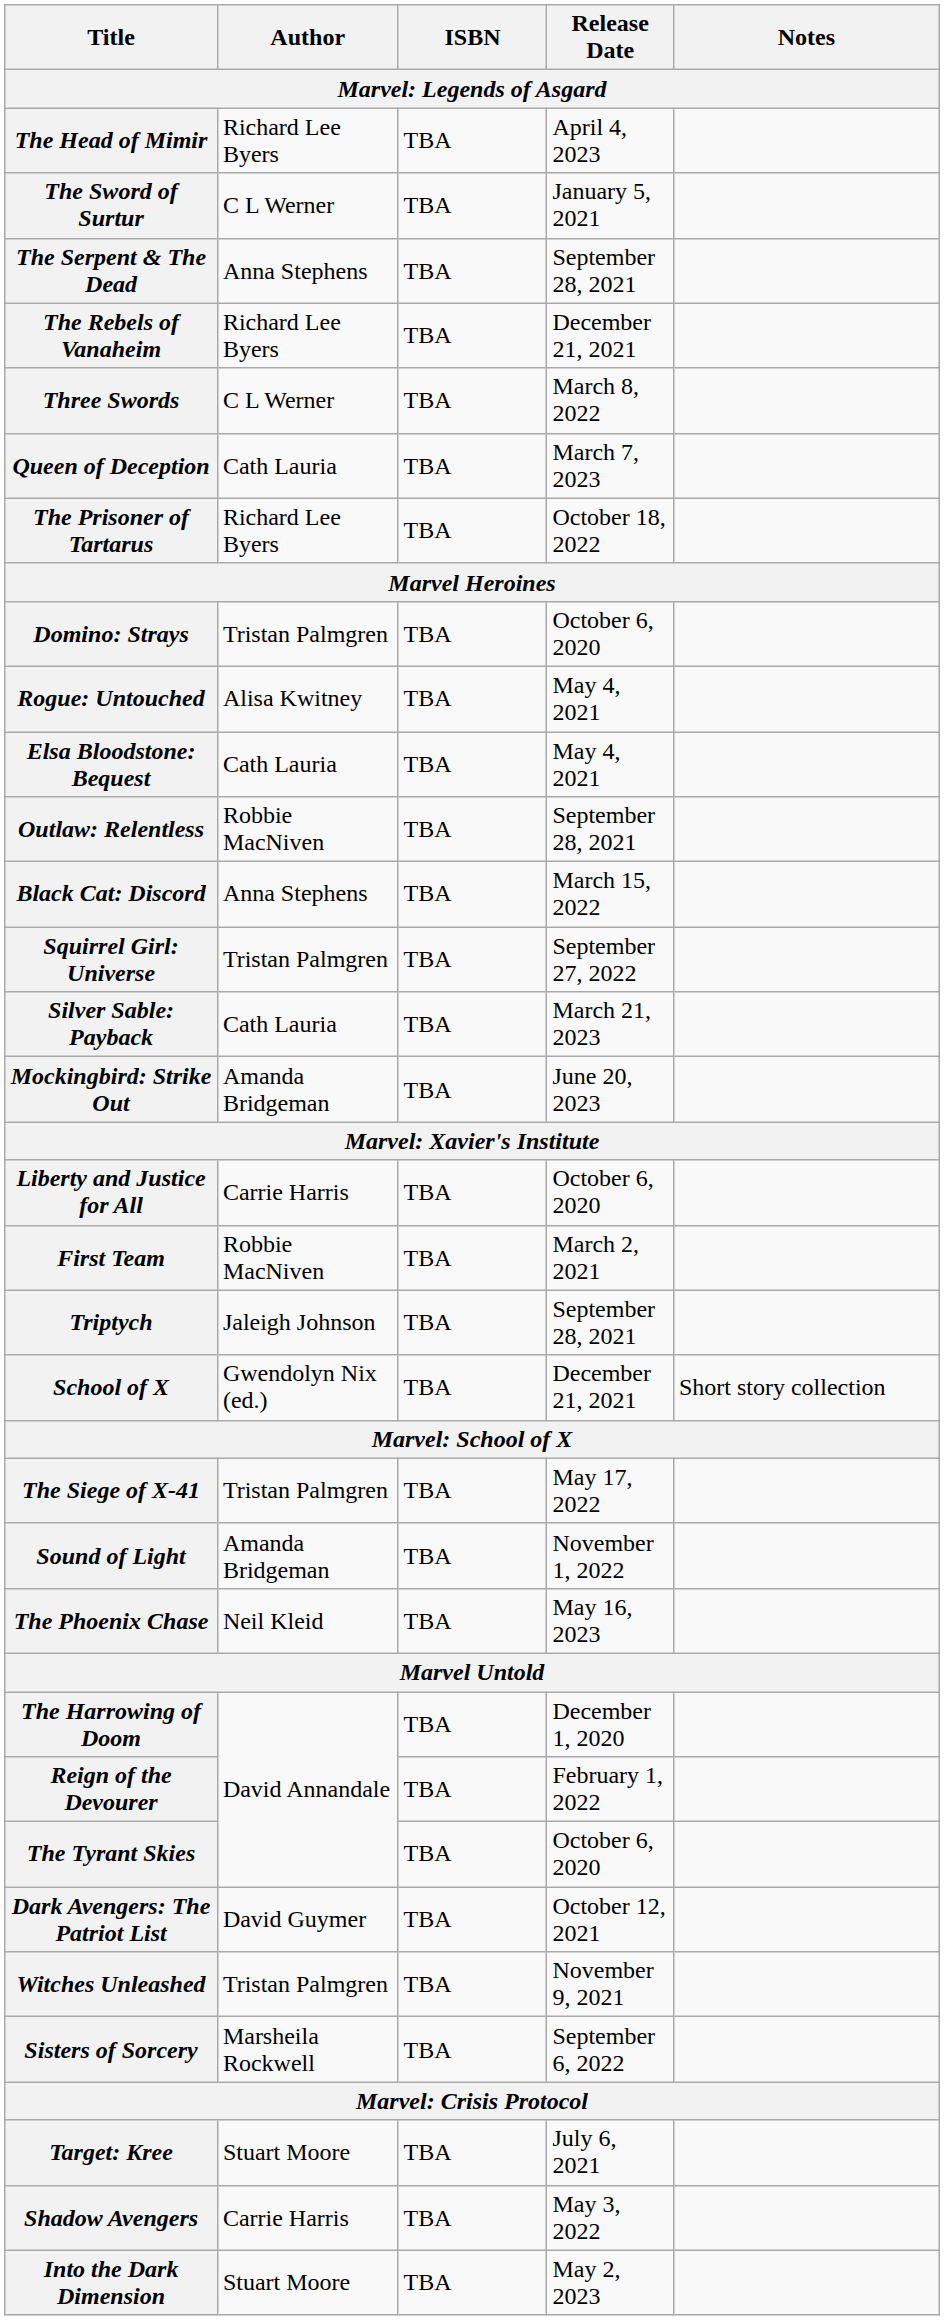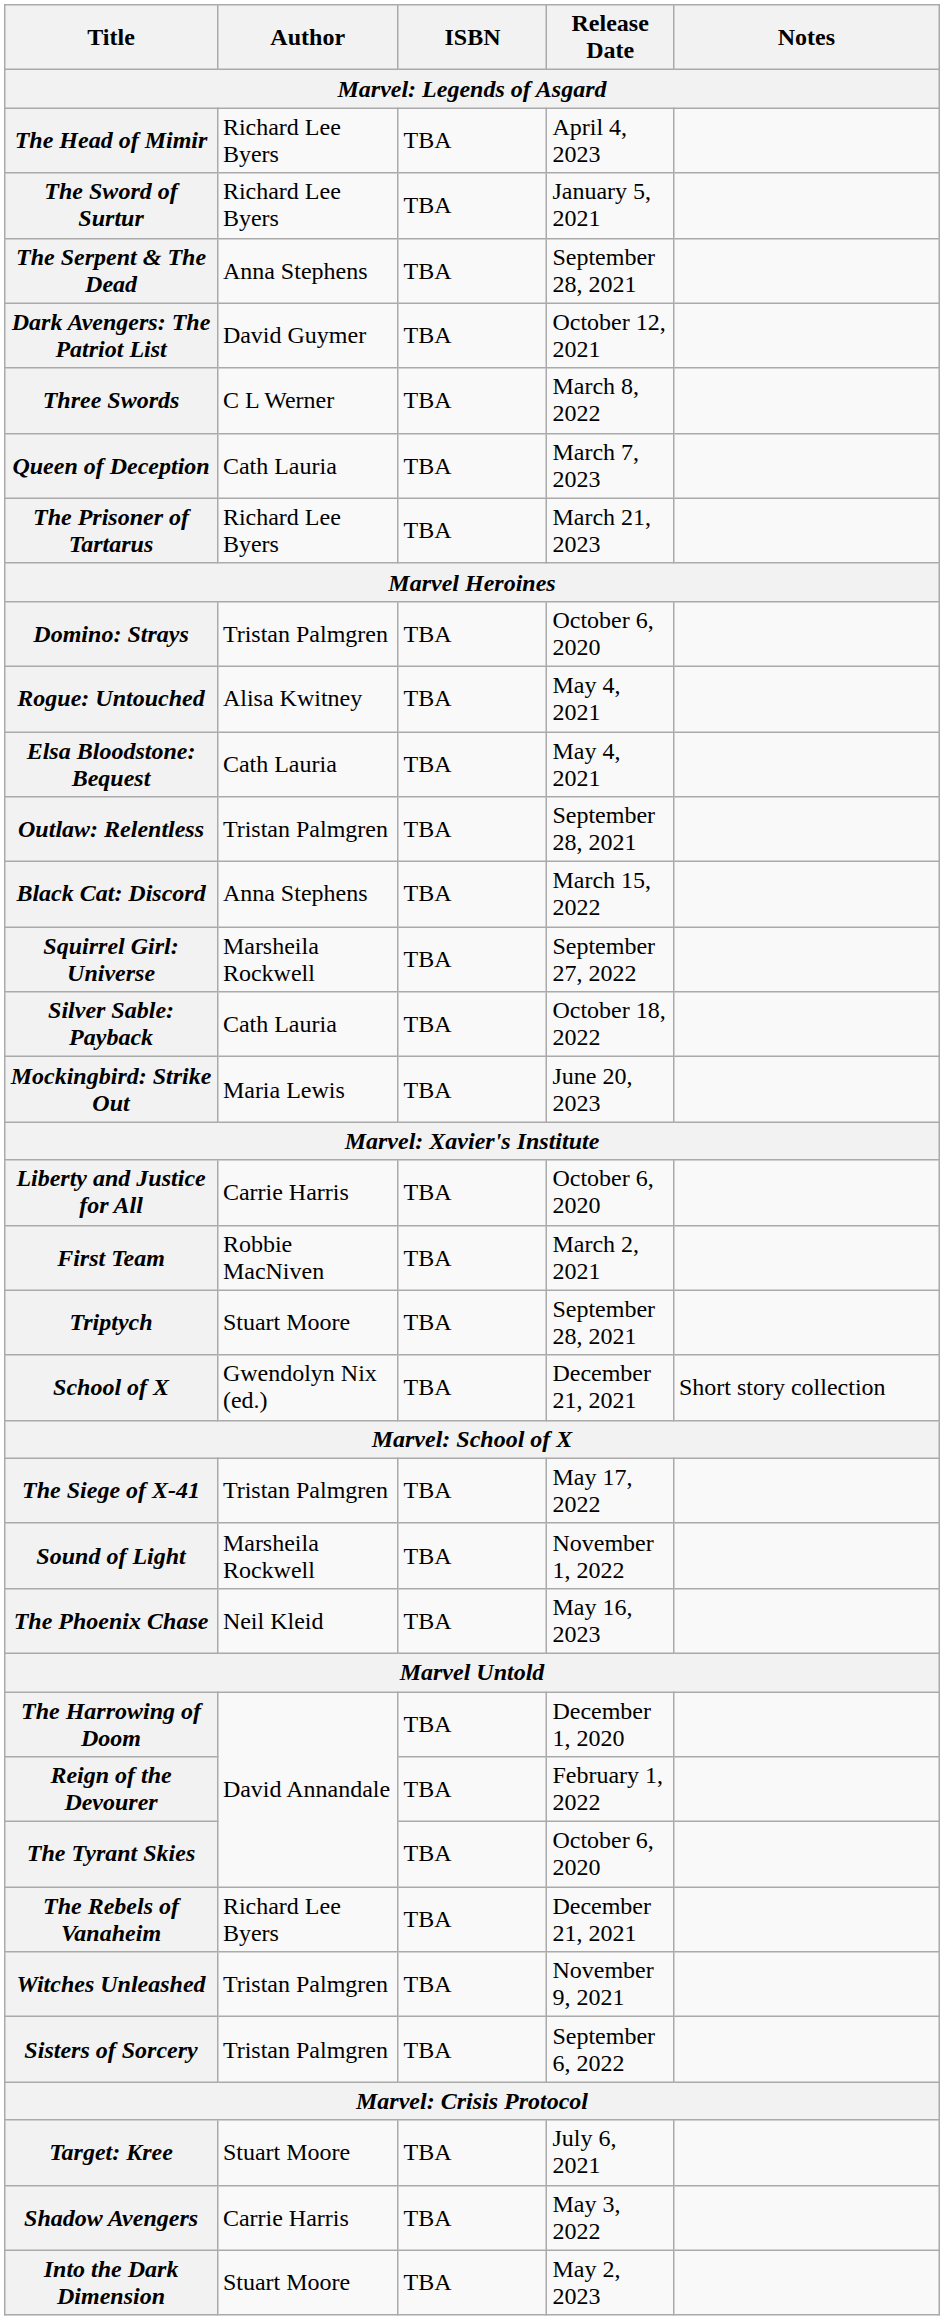(279, 205) C L Werner -> (282, 205) Richard Lee Byers
rows swapped: (111, 335) <-> (111, 1918)
(609, 530) October 18, 2022 -> (602, 530) March 21, 2023
(274, 828) Robbie MacNiven -> (305, 828) Tristan Palmgren
(305, 958) Tristan Palmgren -> (271, 958) Marsheila Rockwell
(602, 1024) March 21, 2023 -> (609, 1024) October 18, 2022
(276, 1089) Amanda Bridgeman -> (284, 1089) Maria Lewis
(299, 1322) Jaleigh Johnson -> (287, 1322) Stuart Moore
(276, 1555) Amanda Bridgeman -> (271, 1555) Marsheila Rockwell
(271, 2049) Marsheila Rockwell -> (305, 2049) Tristan Palmgren
